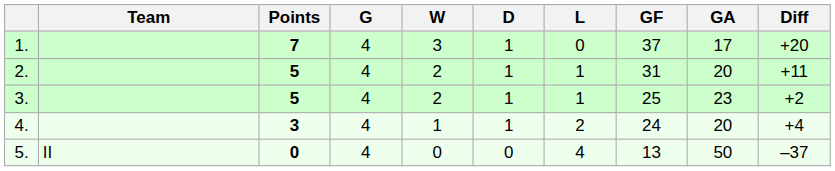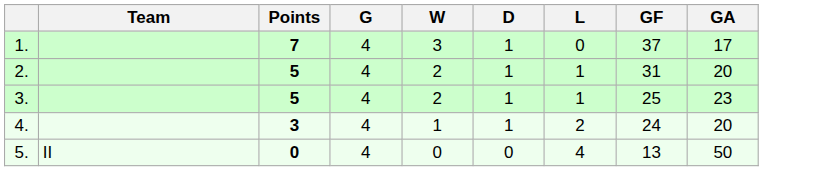- column: (794, 17)
